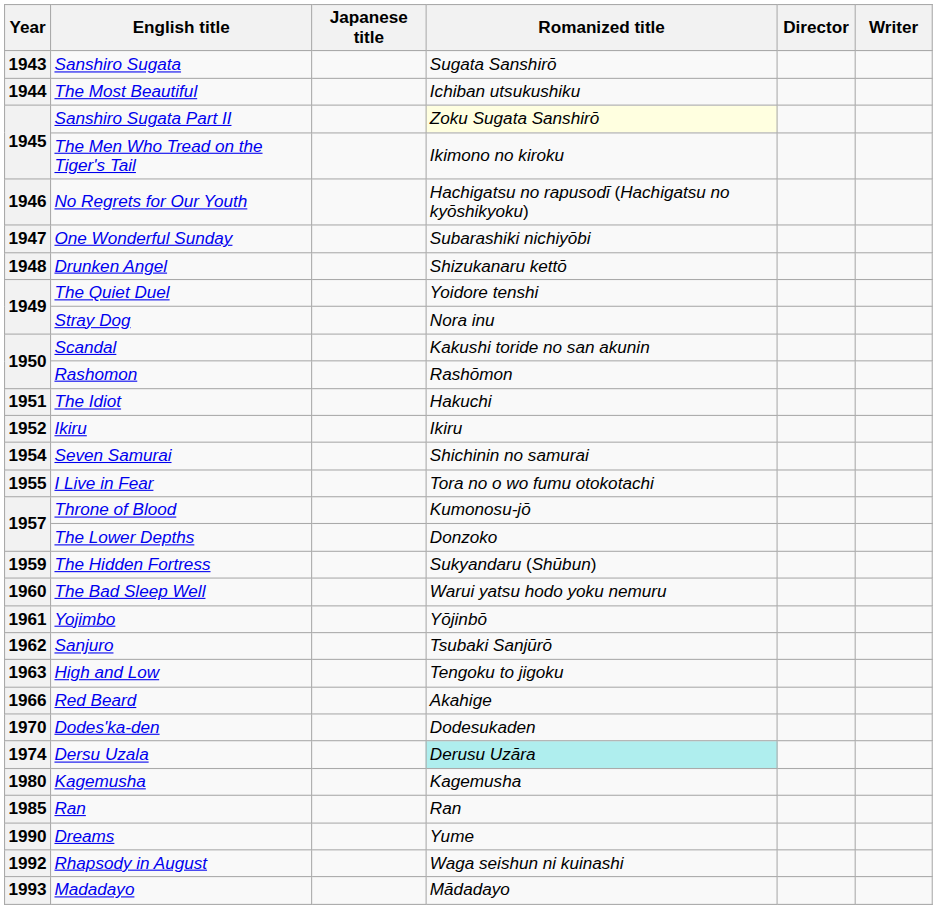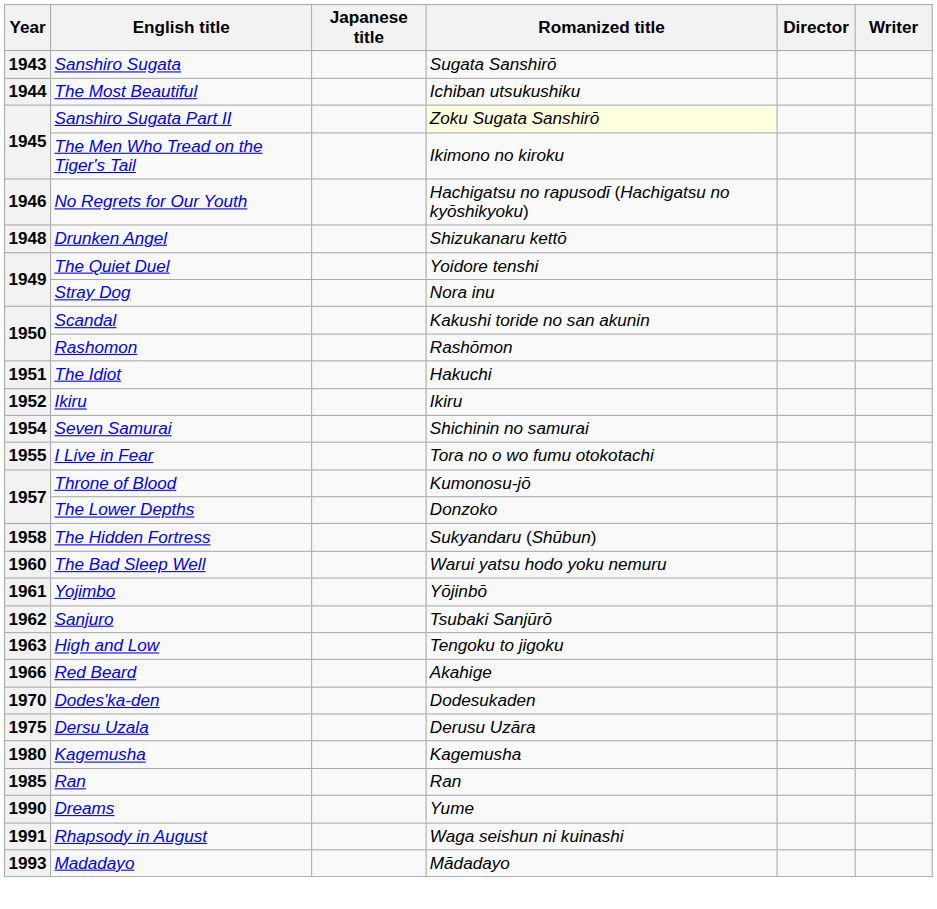- row: (143, 238)
(28, 564) 1959 -> (28, 537) 1958
(28, 754) 1974 -> (28, 727) 1975
(483, 754) paleturquoise background -> (483, 727) no background
(28, 863) 1992 -> (28, 836) 1991
